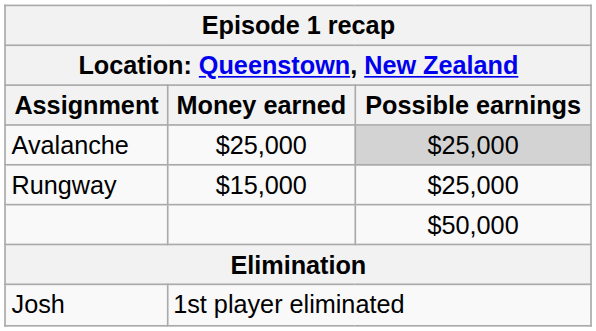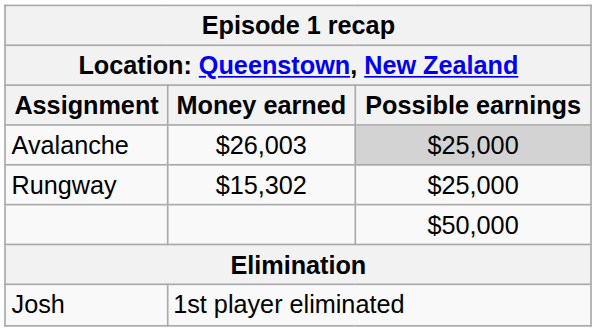(261, 145) $25,000 -> (261, 145) $26,003
(261, 185) $15,000 -> (261, 185) $15,302
